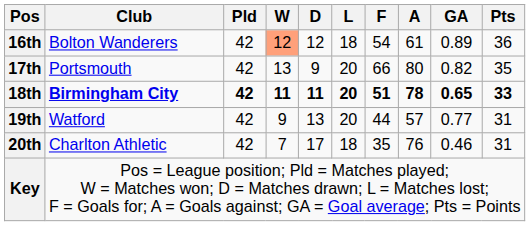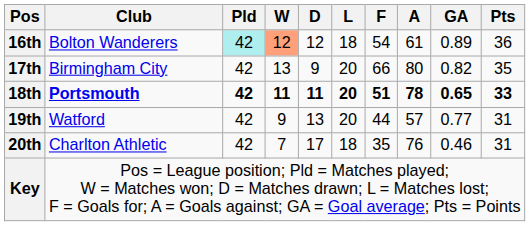(244, 42) no background -> (244, 42) paleturquoise background
(90, 68) Portsmouth -> (108, 68) Birmingham City
(114, 94) Birmingham City -> (94, 94) Portsmouth
